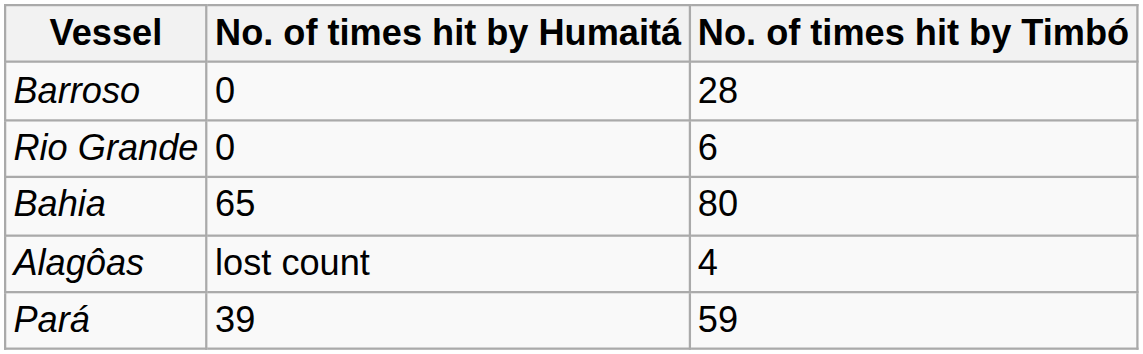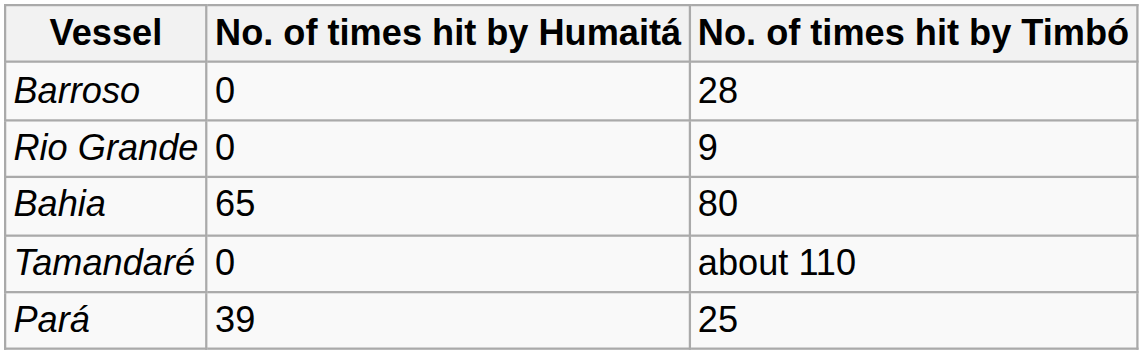(708, 147) 6 -> (708, 147) 9
- row: (79, 262)
+ row: (104, 262)
(718, 319) 59 -> (718, 319) 25
